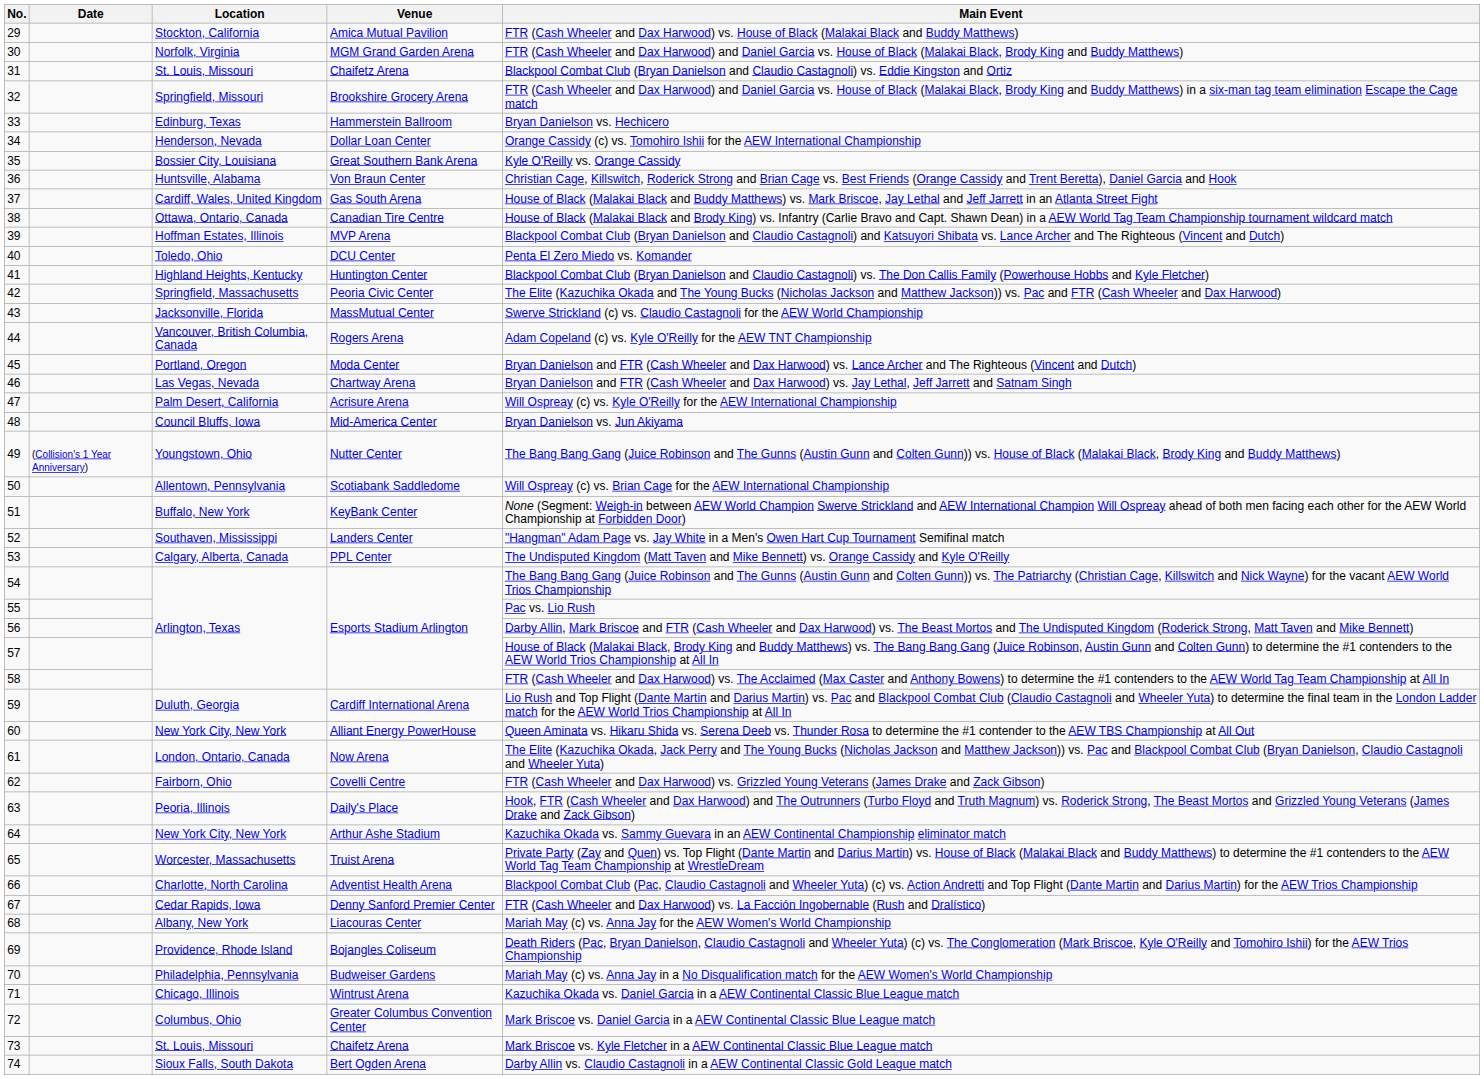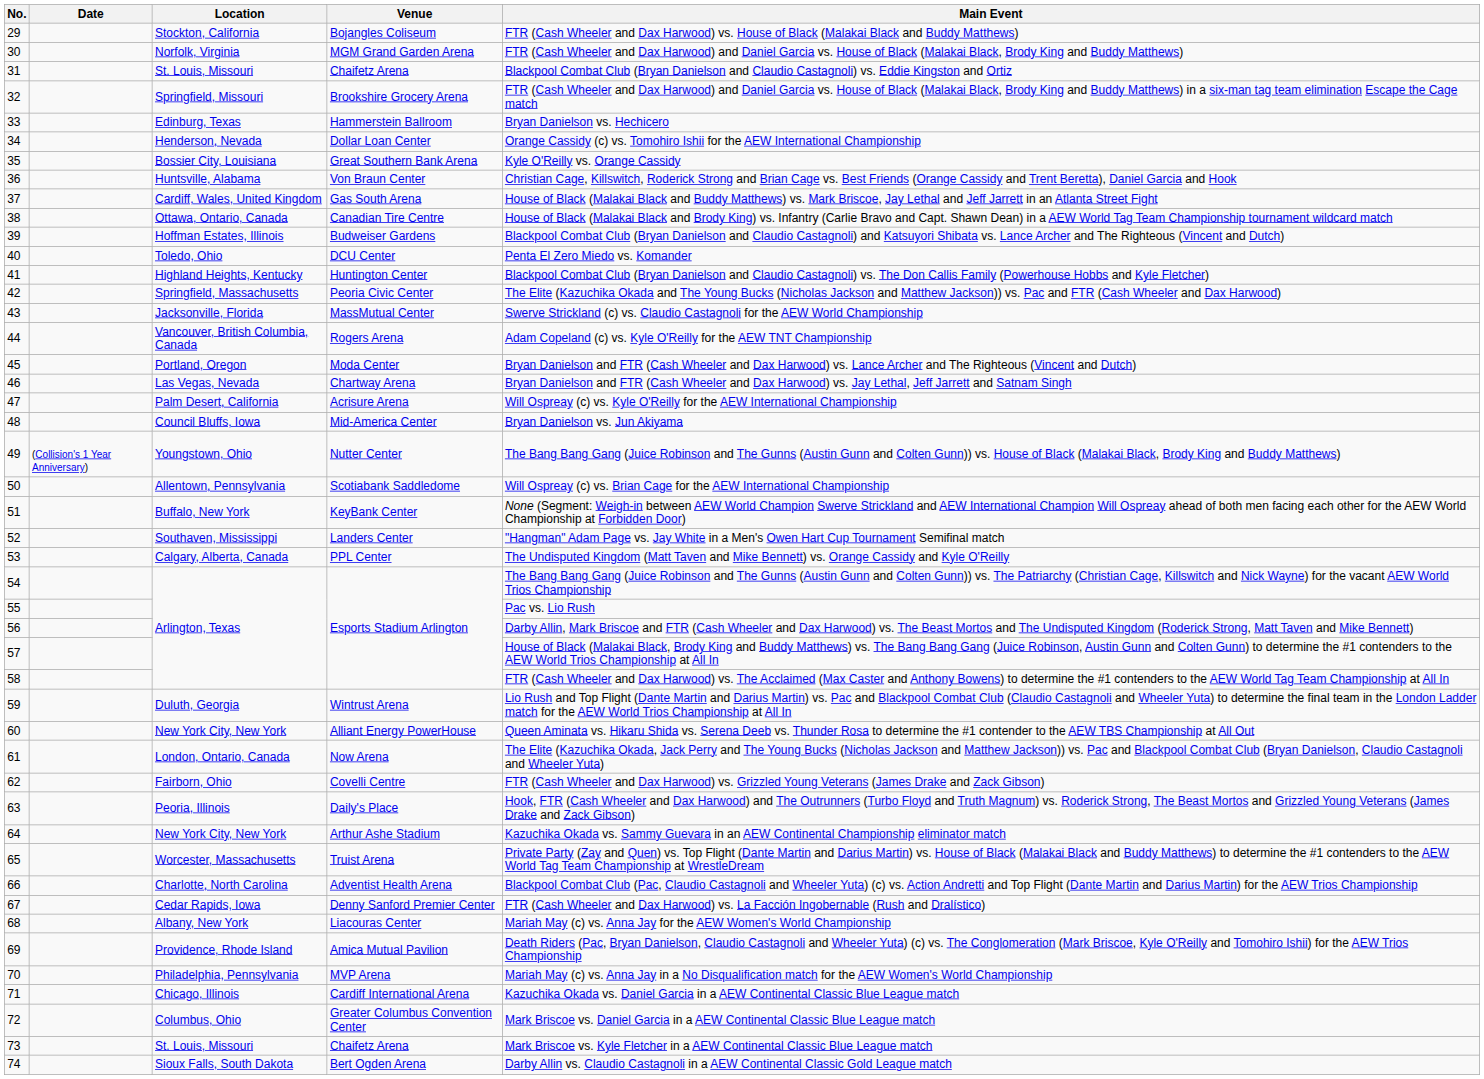(389, 33) Amica Mutual Pavilion -> (383, 33) Bojangles Coliseum
(360, 236) MVP Arena -> (383, 236) Budweiser Gardens
(400, 705) Cardiff International Arena -> (369, 705) Wintrust Arena
(383, 949) Bojangles Coliseum -> (389, 949) Amica Mutual Pavilion
(383, 975) Budweiser Gardens -> (360, 975) MVP Arena
(369, 994) Wintrust Arena -> (400, 994) Cardiff International Arena
